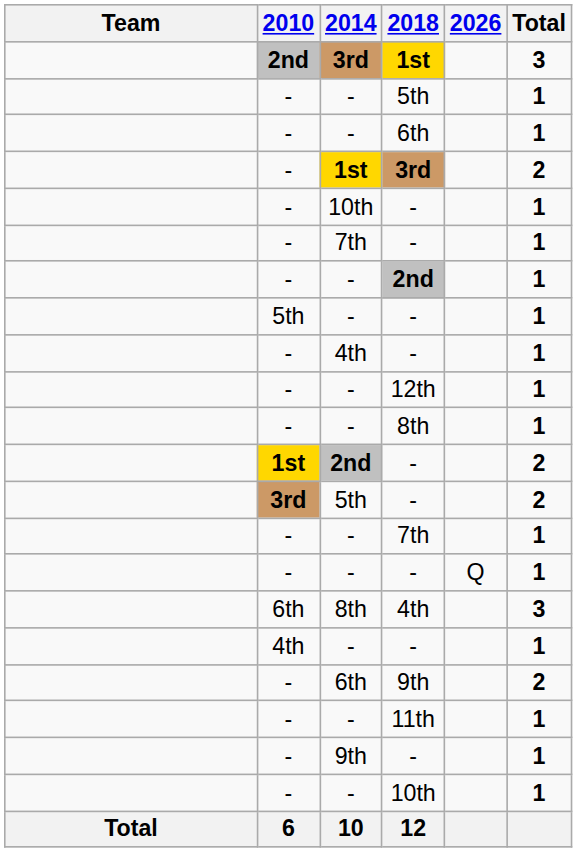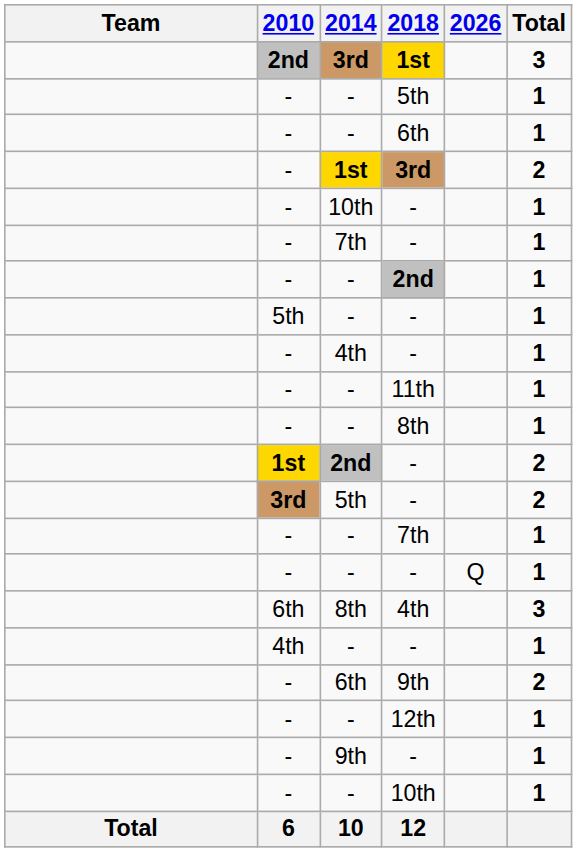rows swapped: (351, 719) <-> (351, 390)
